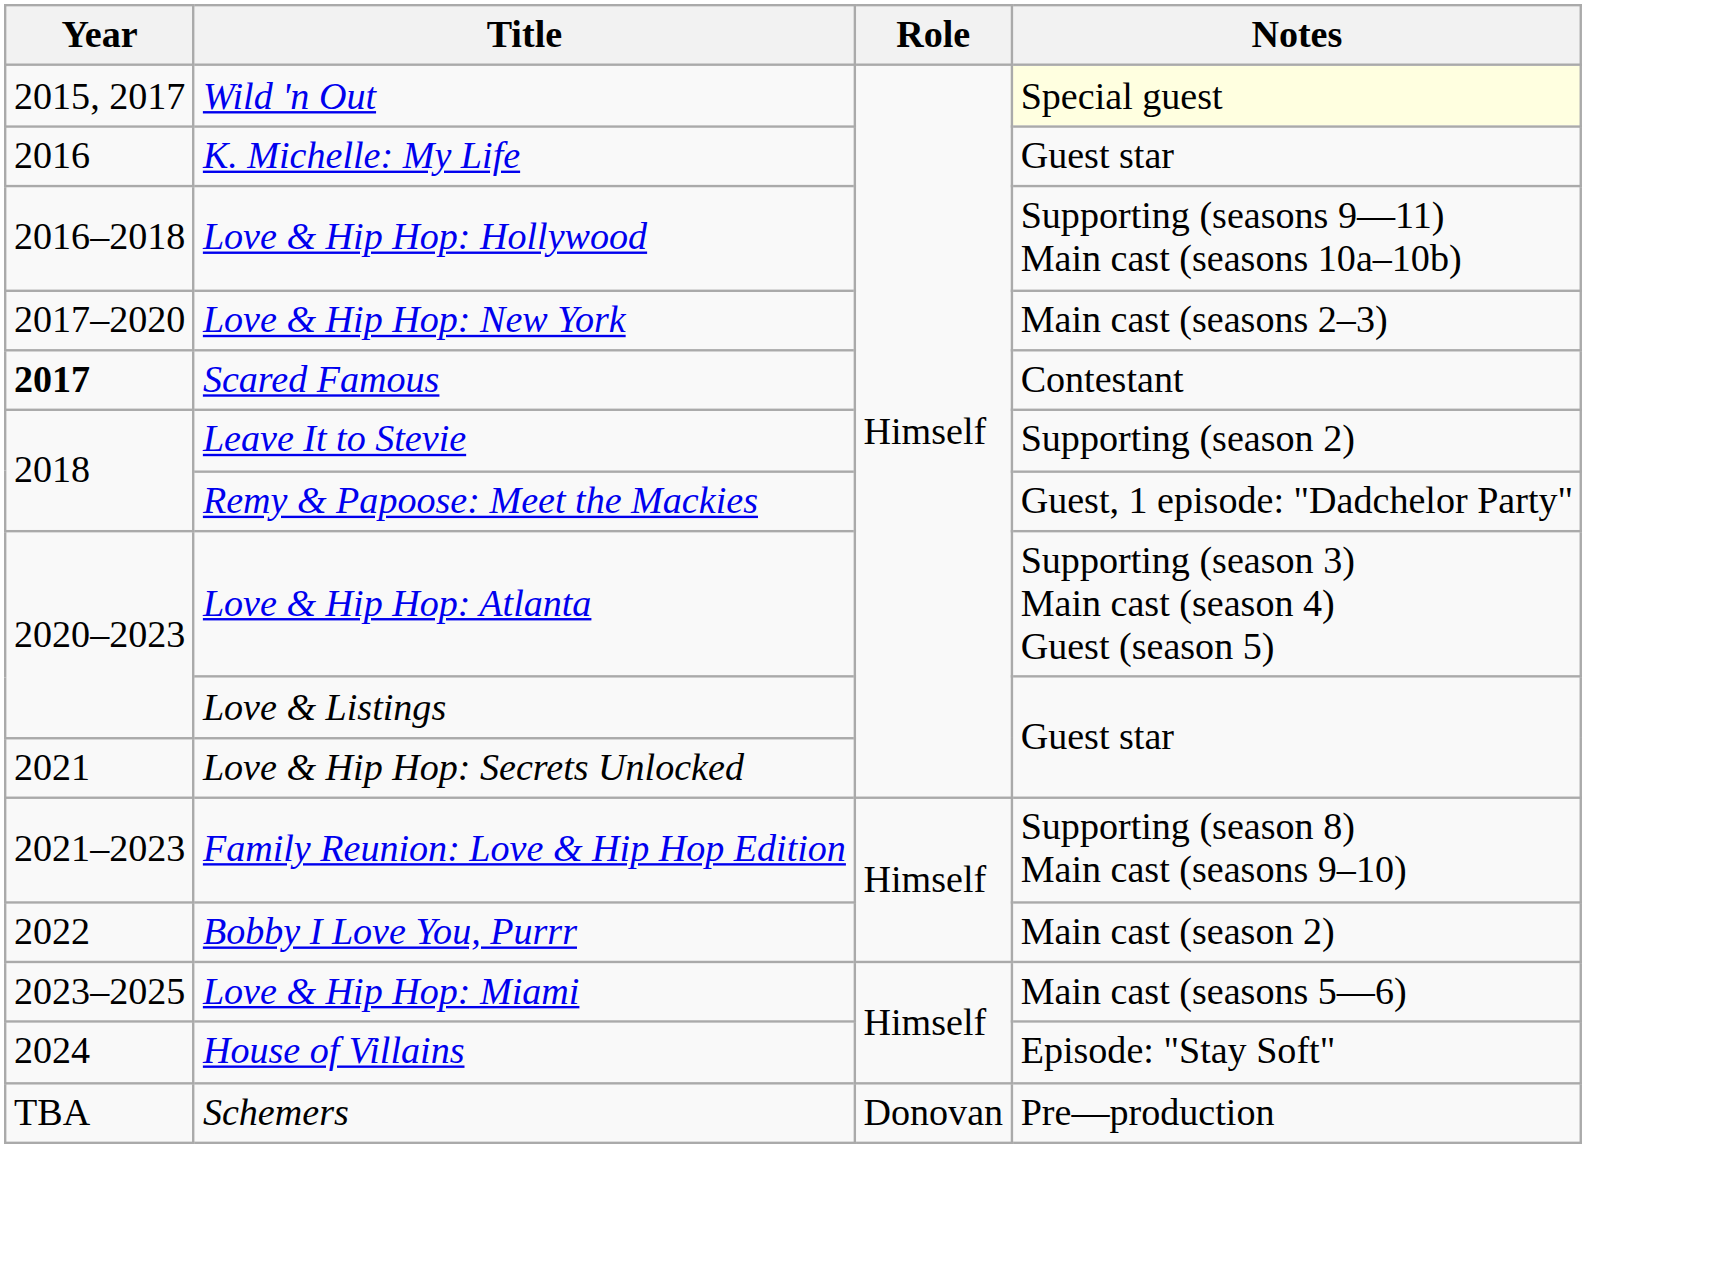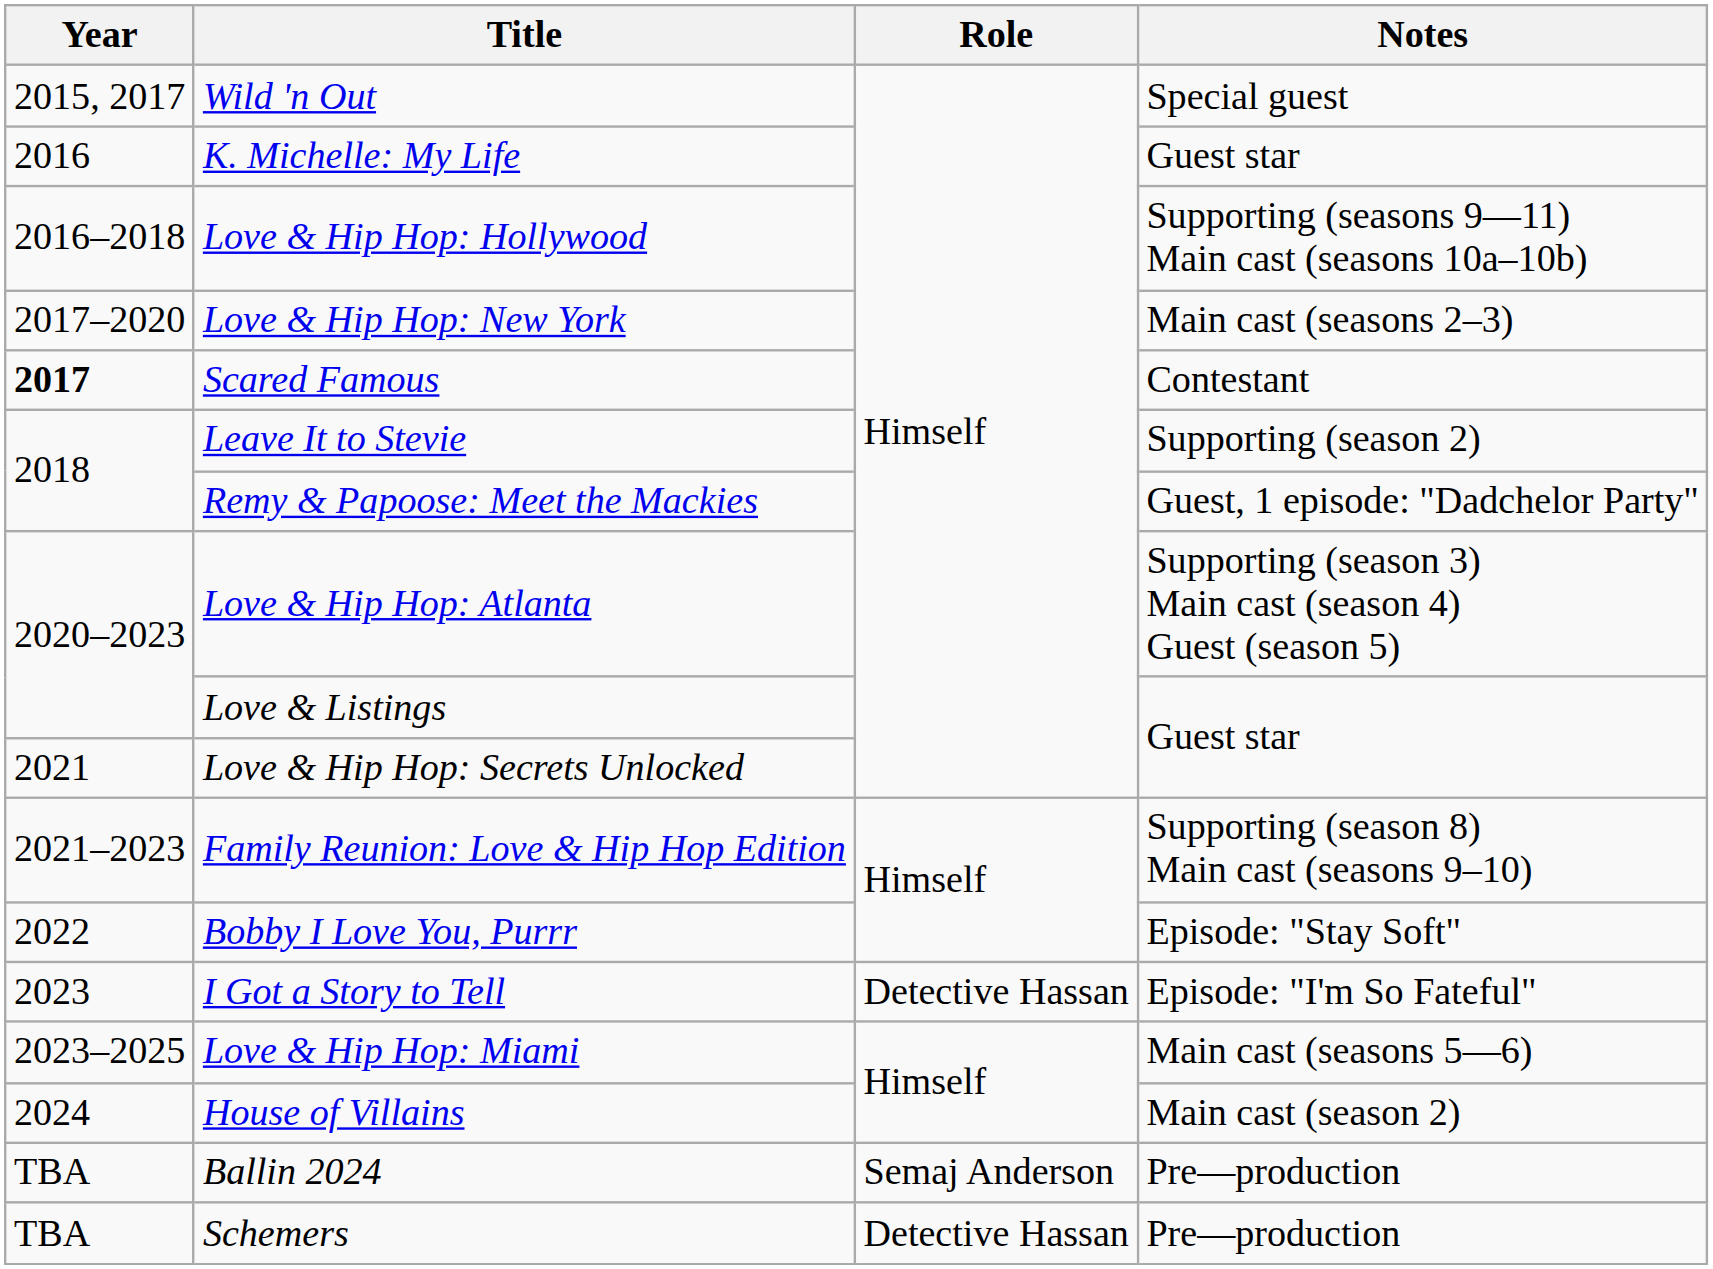(1122, 95) lightyellow background -> (1247, 95) no background
(1178, 930) Main cast (season 2) -> (1304, 930) Episode: "Stay Soft"
+ row: (354, 991)
(1178, 1051) Episode: "Stay Soft" -> (1303, 1111) Main cast (season 2)
+ row: (292, 1172)
(933, 1111) Donovan -> (996, 1232) Detective Hassan
